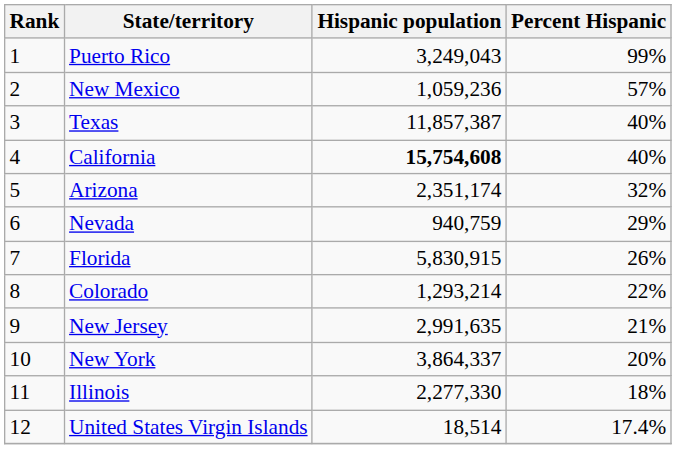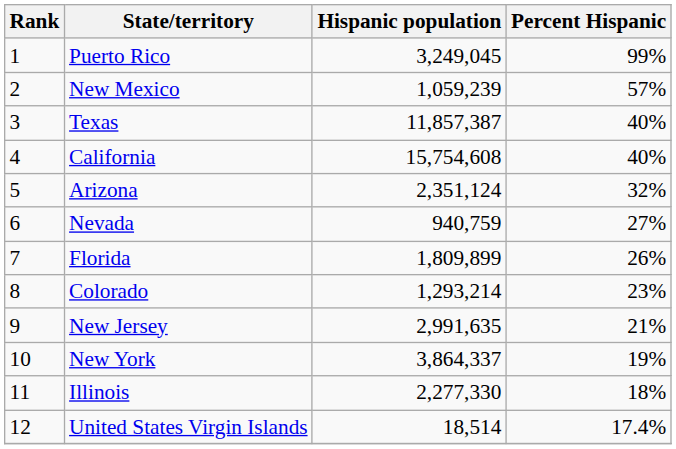(459, 55) 3,249,043 -> (459, 55) 3,249,045
(459, 88) 1,059,236 -> (459, 88) 1,059,239
(453, 156) bold -> (453, 156) normal
(459, 190) 2,351,174 -> (459, 190) 2,351,124
(647, 223) 29% -> (647, 223) 27%
(459, 257) 5,830,915 -> (459, 257) 1,809,899
(647, 291) 22% -> (647, 291) 23%
(647, 358) 20% -> (647, 358) 19%
